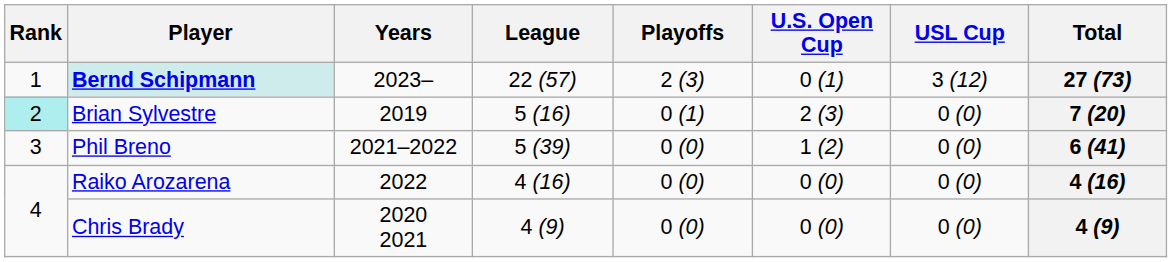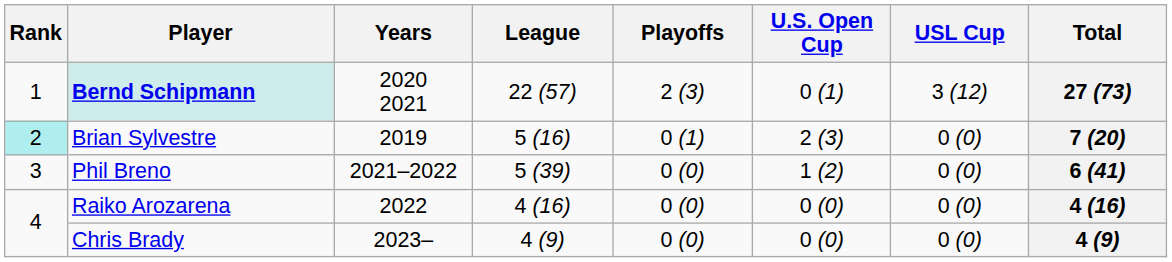(403, 79) 2023– -> (403, 91) 2020 2021
(403, 227) 2020 2021 -> (403, 239) 2023–
